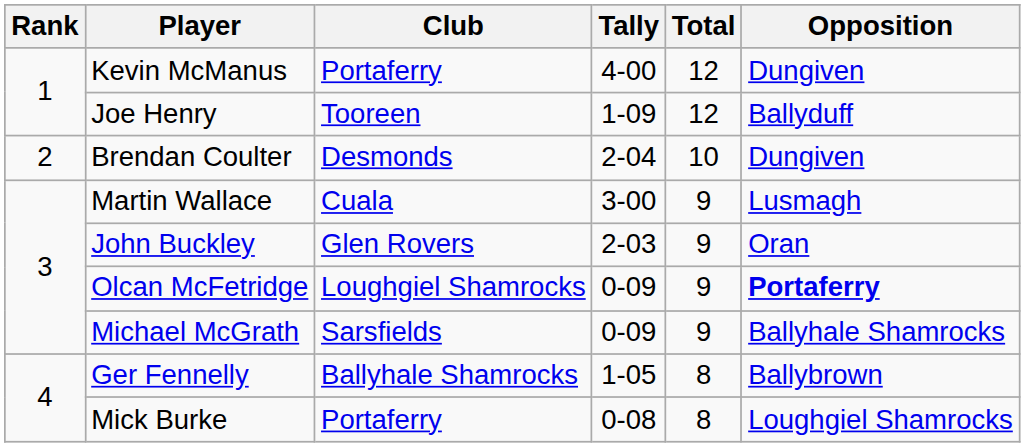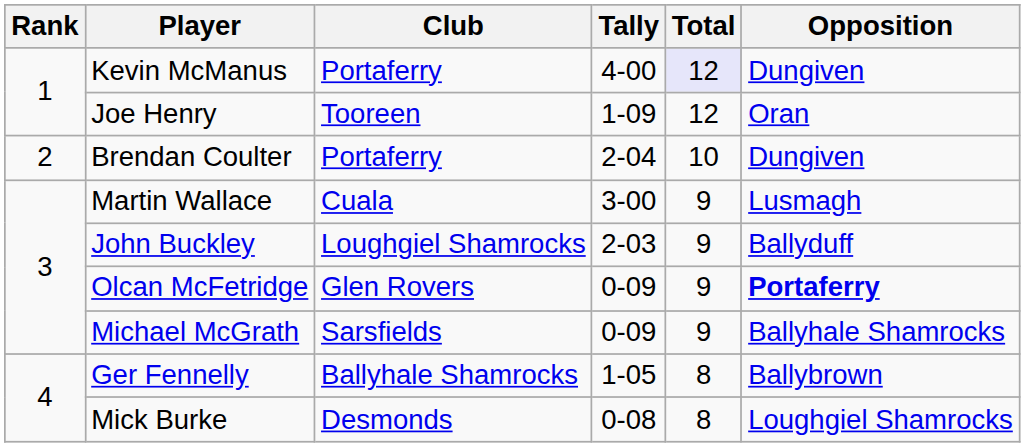(704, 69) no background -> (704, 69) lavender background
(801, 113) Ballyduff -> (779, 113) Oran
(387, 157) Desmonds -> (381, 157) Portaferry
(398, 244) Glen Rovers -> (453, 244) Loughgiel Shamrocks
(779, 244) Oran -> (801, 244) Ballyduff
(453, 288) Loughgiel Shamrocks -> (398, 288) Glen Rovers
(381, 419) Portaferry -> (387, 419) Desmonds
